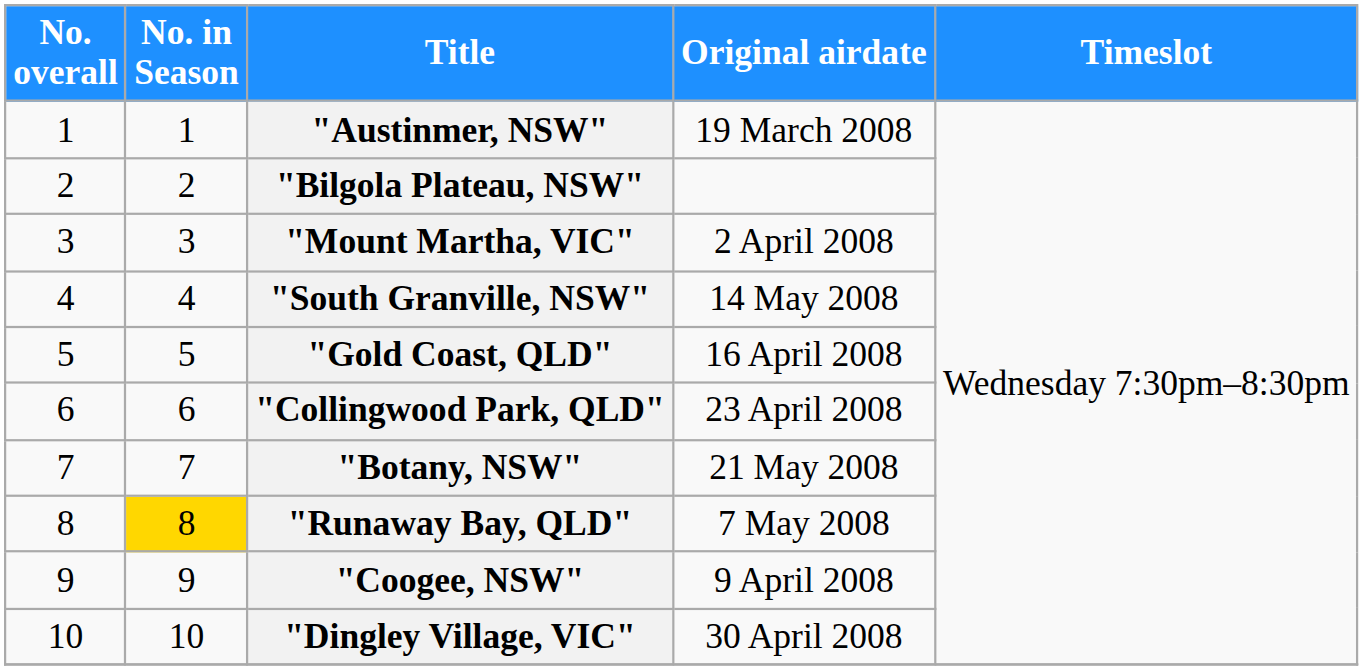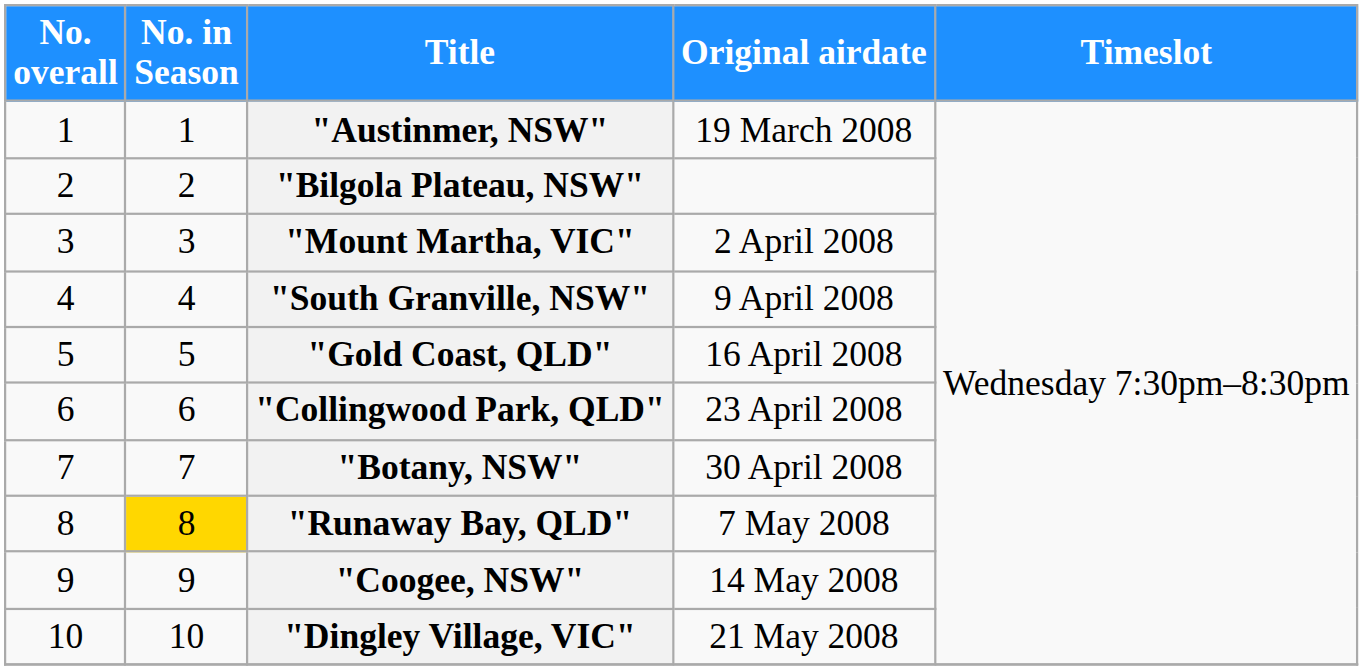(804, 297) 14 May 2008 -> (804, 297) 9 April 2008
(804, 466) 21 May 2008 -> (804, 466) 30 April 2008
(804, 579) 9 April 2008 -> (804, 579) 14 May 2008
(804, 635) 30 April 2008 -> (804, 635) 21 May 2008
